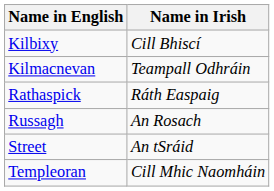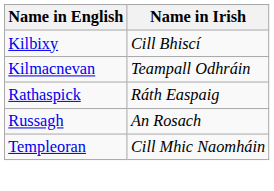- row: (27, 146)
